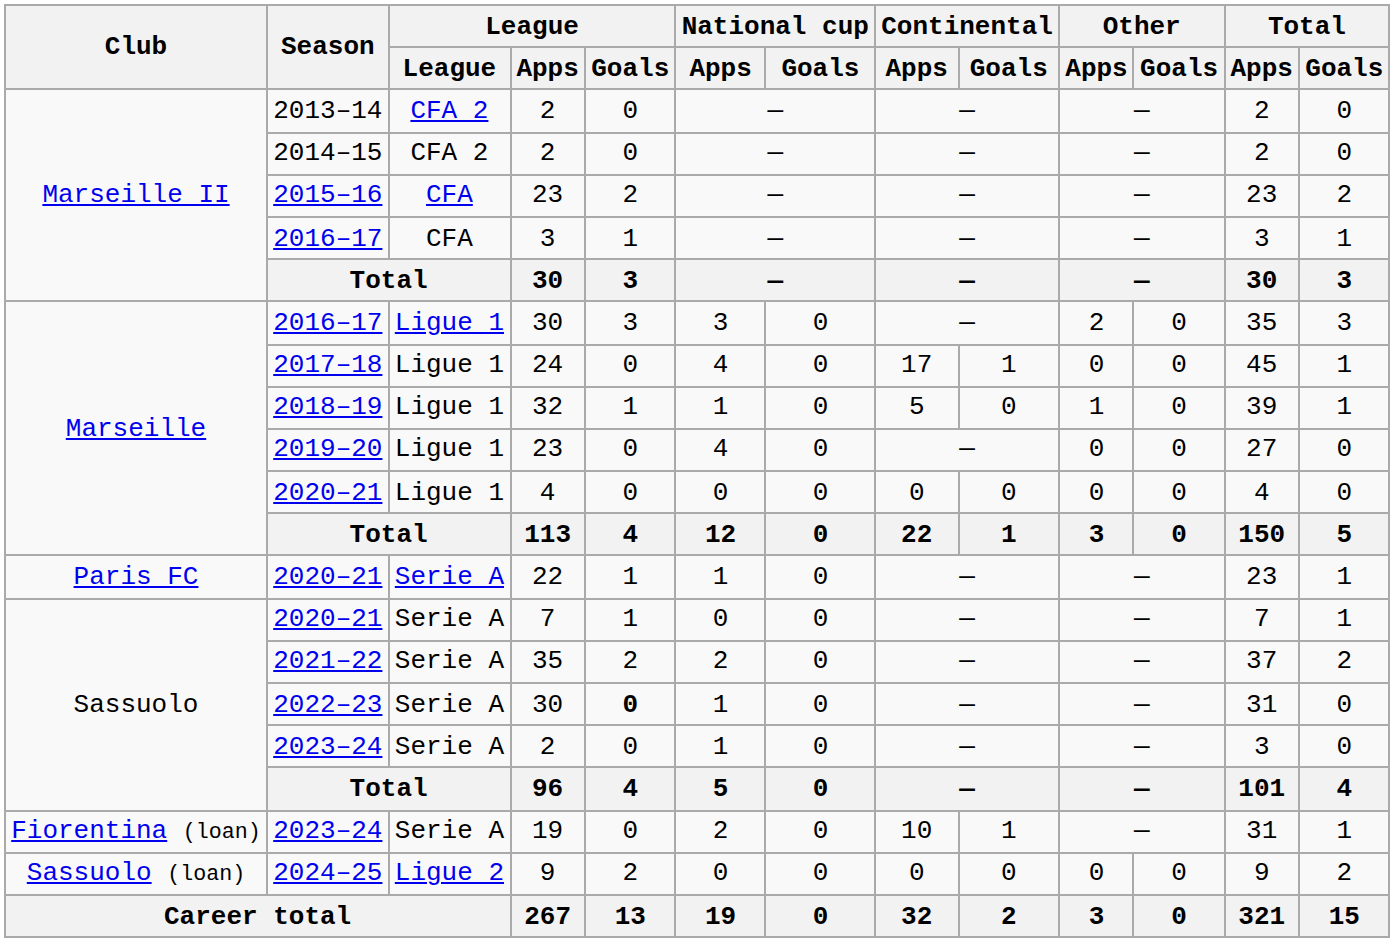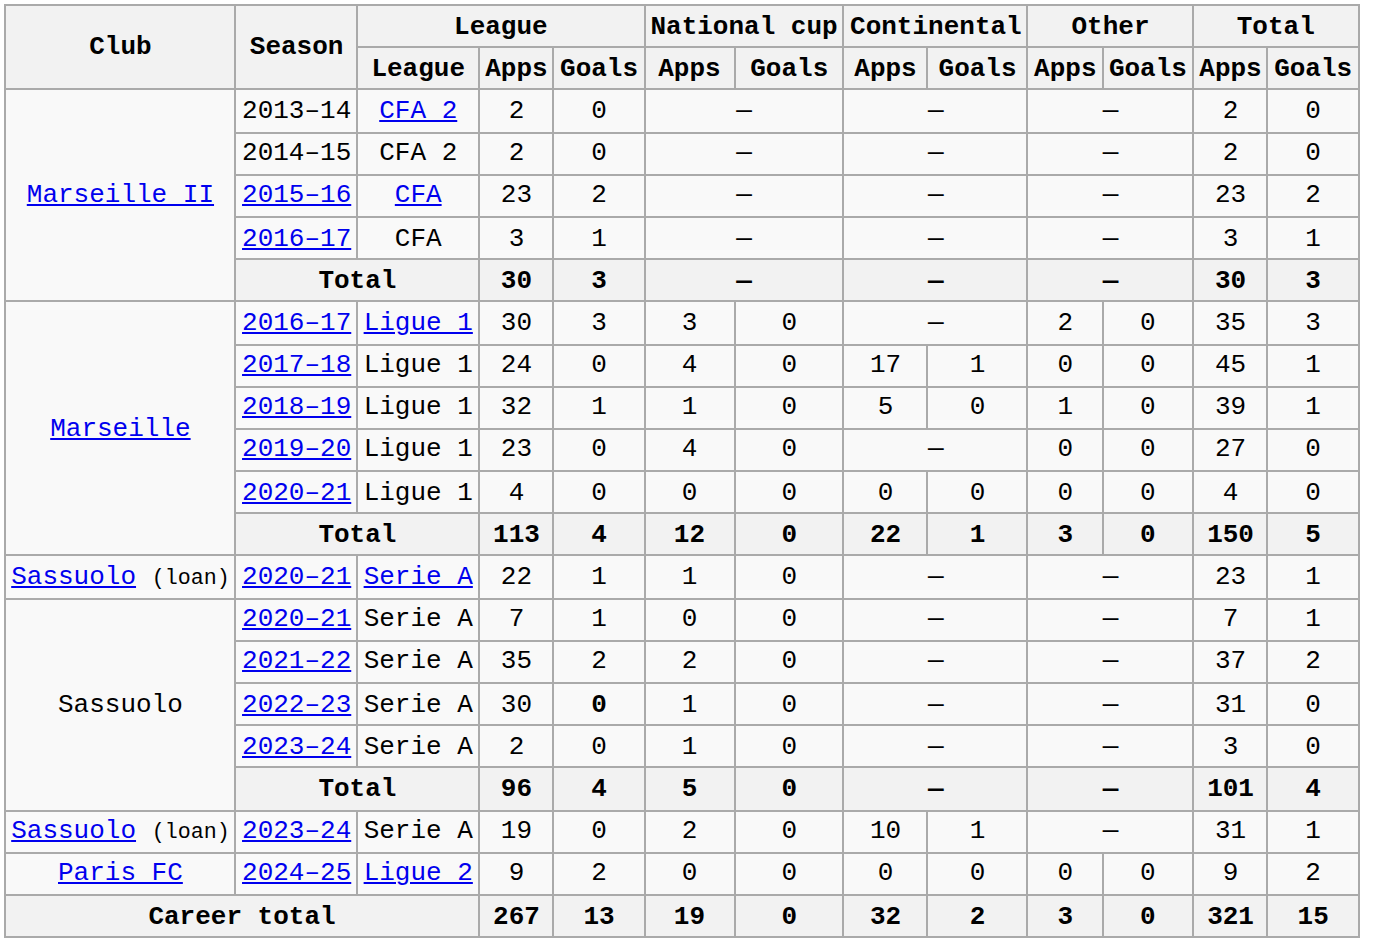(136, 577) Paris FC -> (120, 577) Sassuolo (loan)
(136, 831) Fiorentina (loan) -> (120, 831) Sassuolo (loan)
(136, 874) Sassuolo (loan) -> (120, 874) Paris FC
